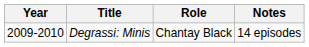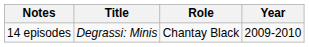columns swapped: (35, 13) <-> (269, 13)
